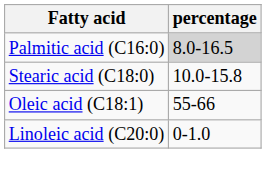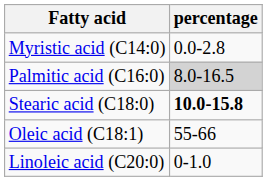+ row: (87, 47)
(207, 76) normal -> (208, 104) bold
